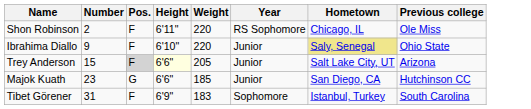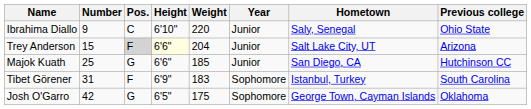- row: (43, 29)
(132, 46) F -> (131, 29) C
(343, 46) khaki background -> (323, 29) no background
(202, 63) 205 -> (201, 46) 204
(90, 79) 23 -> (88, 63) 25
+ row: (38, 96)
